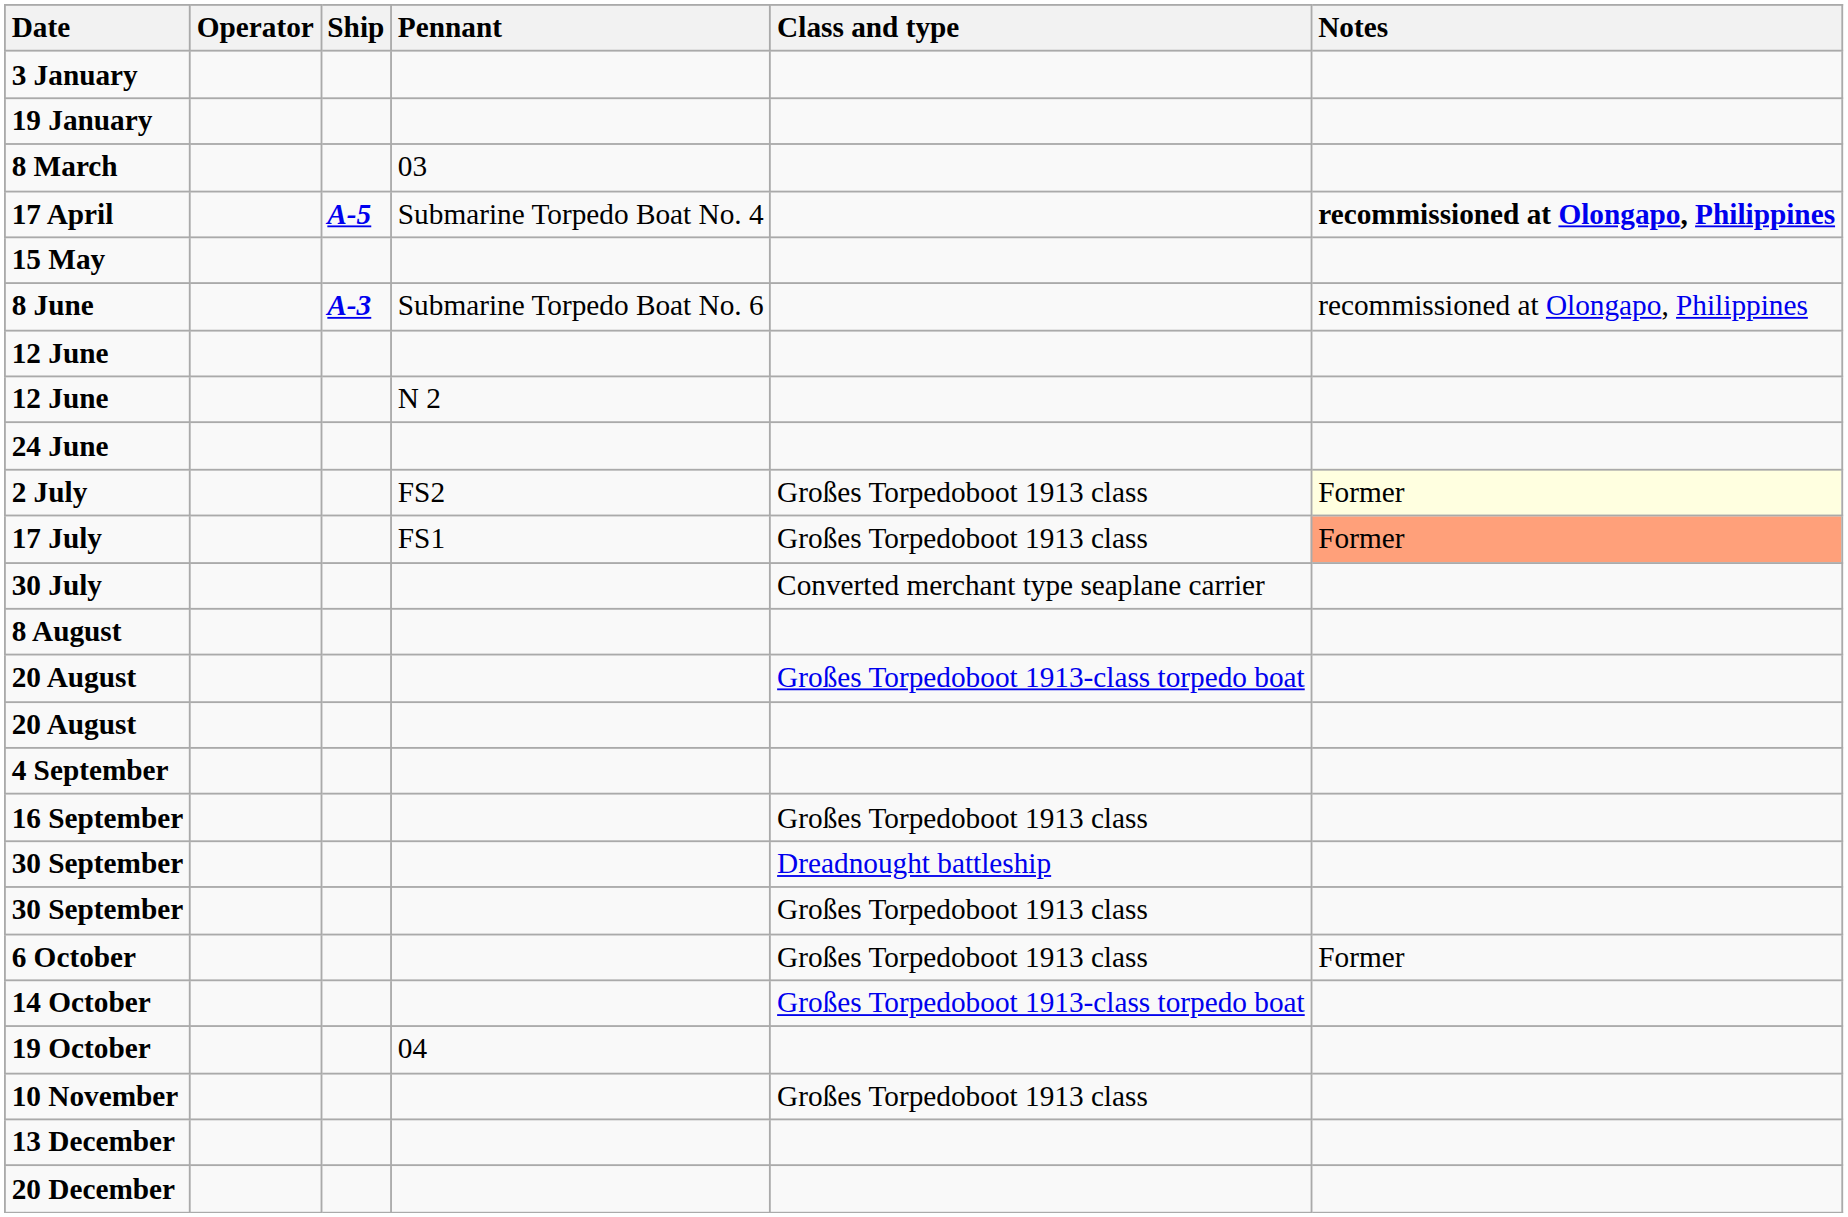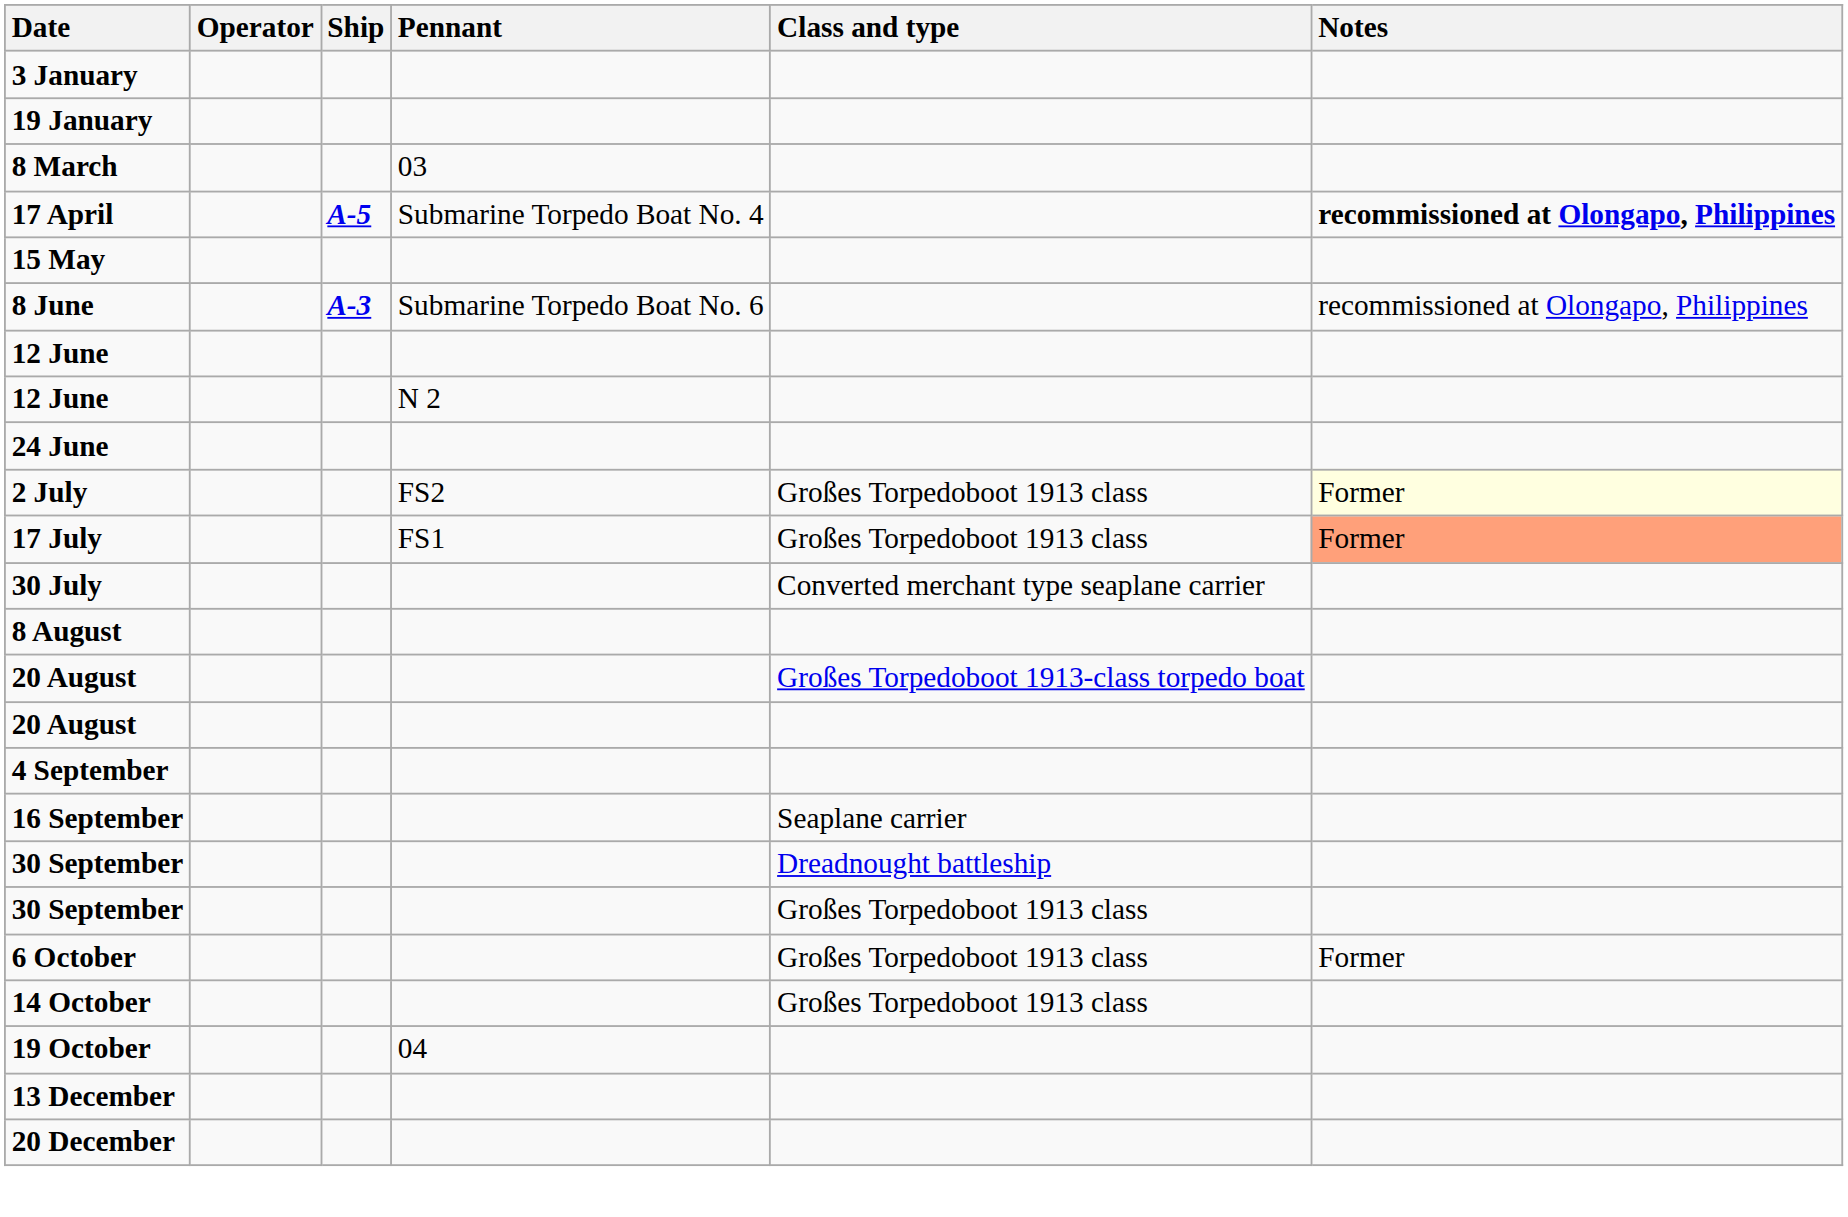(962, 817) Großes Torpedoboot 1913 class -> (872, 817) Seaplane carrier
(1041, 1002) Großes Torpedoboot 1913-class torpedo boat -> (962, 1002) Großes Torpedoboot 1913 class
- row: (95, 1095)
